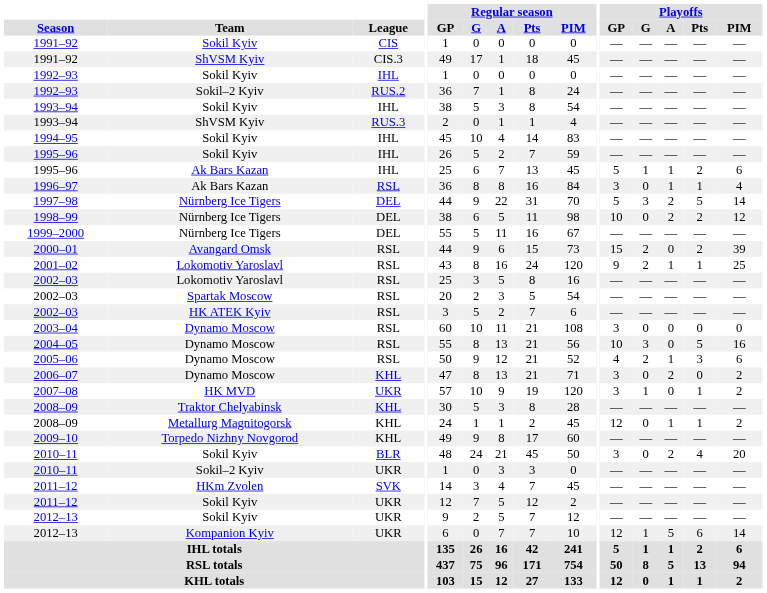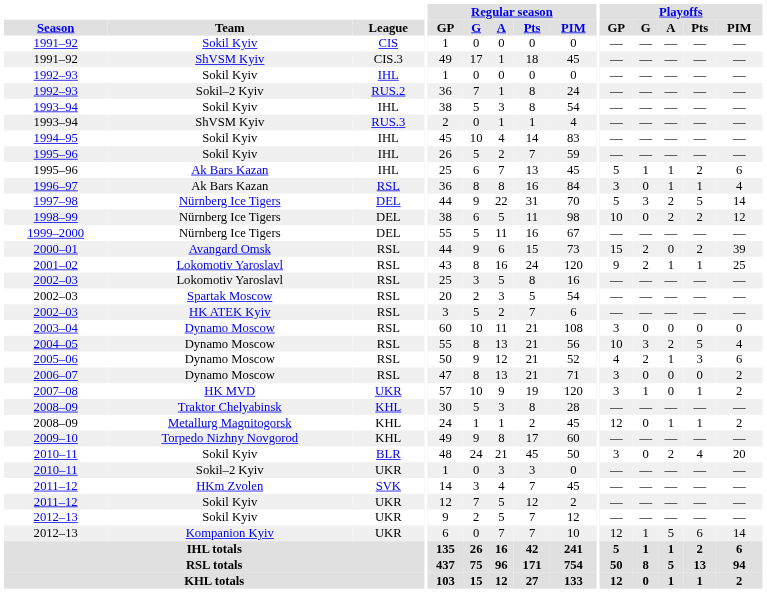(671, 343) 0 -> (671, 343) 2
(739, 343) 16 -> (739, 343) 4
(388, 375) KHL -> (388, 375) RSL
(671, 375) 2 -> (671, 375) 0
